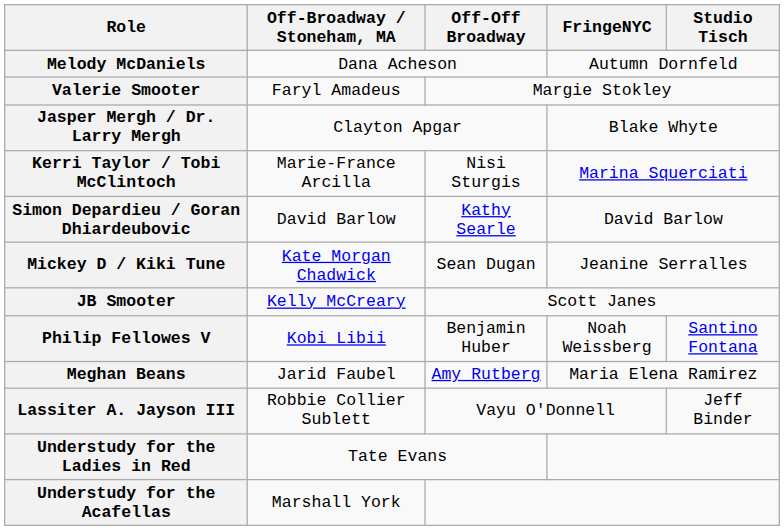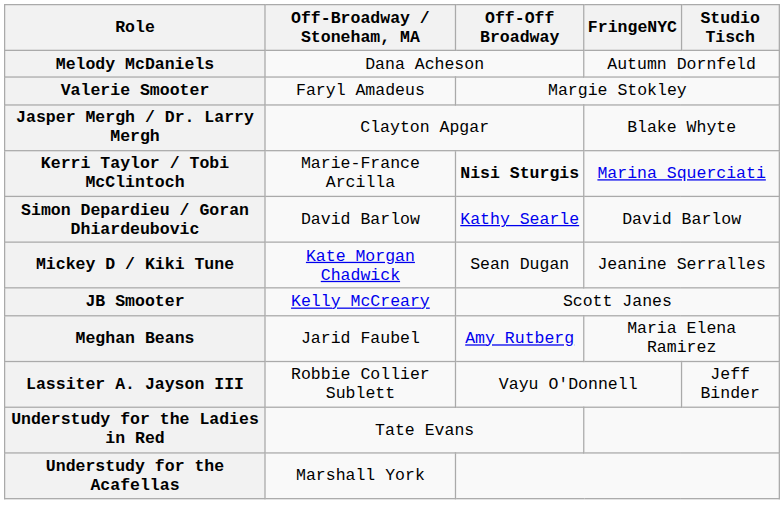(486, 173) normal -> (520, 173) bold
- row: (126, 338)
